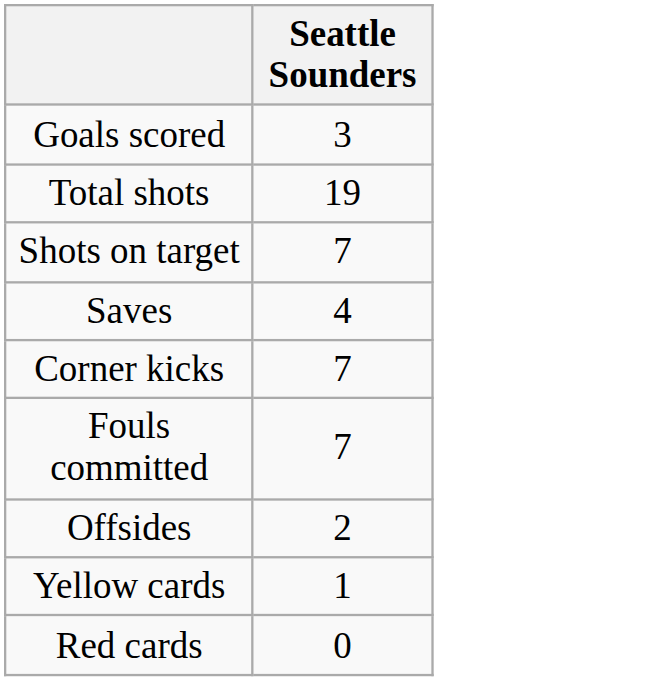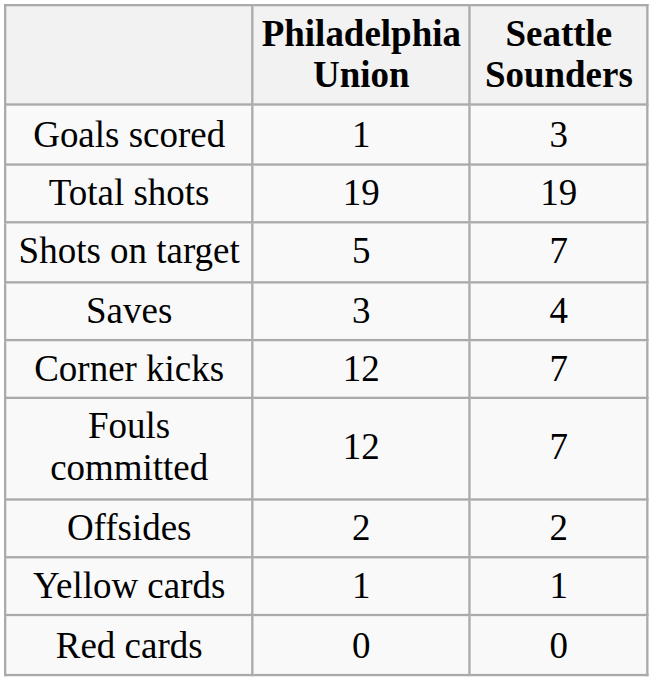+ column: (361, 54)
